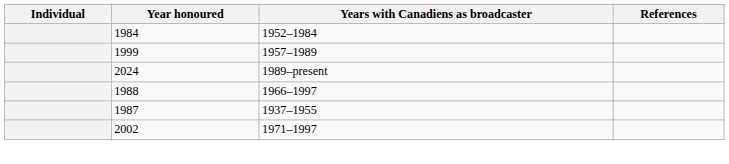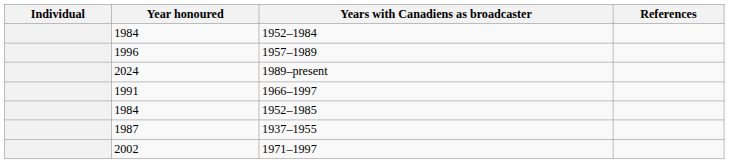(126, 52) 1999 -> (126, 52) 1996
(126, 91) 1988 -> (126, 91) 1991
+ row: (289, 110)
